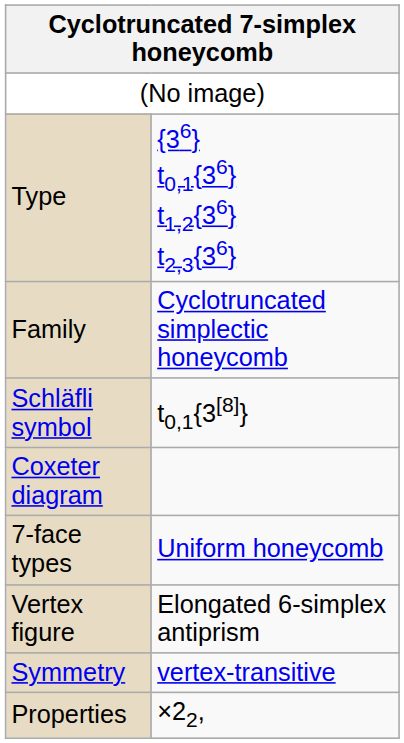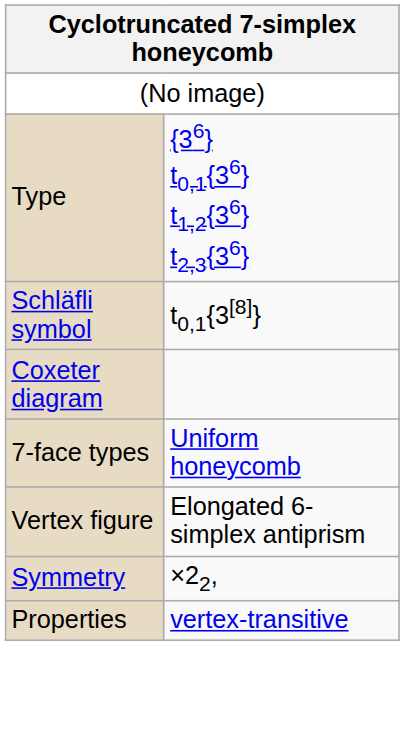- row: (49, 329)
(246, 672) vertex-transitive -> (194, 578) ×22,
(181, 715) ×22, -> (259, 620) vertex-transitive
